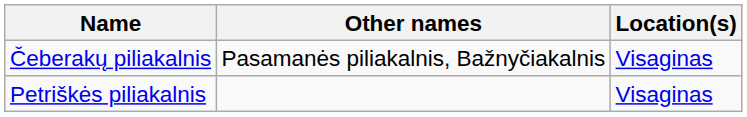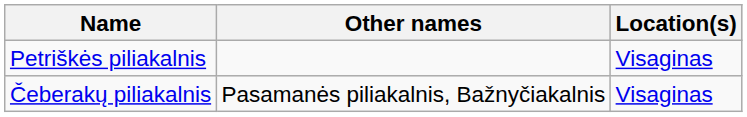rows swapped: (111, 58) <-> (108, 94)
